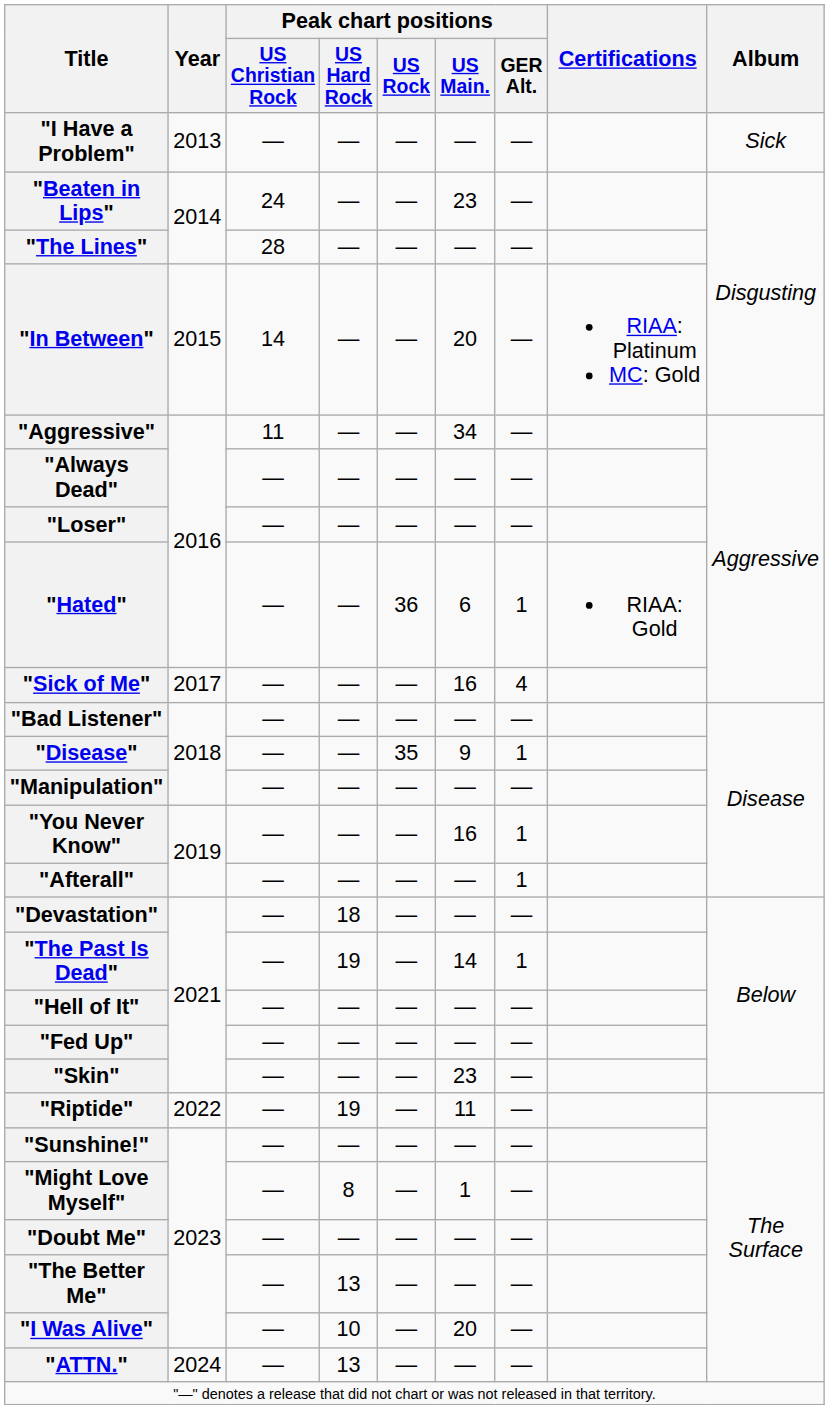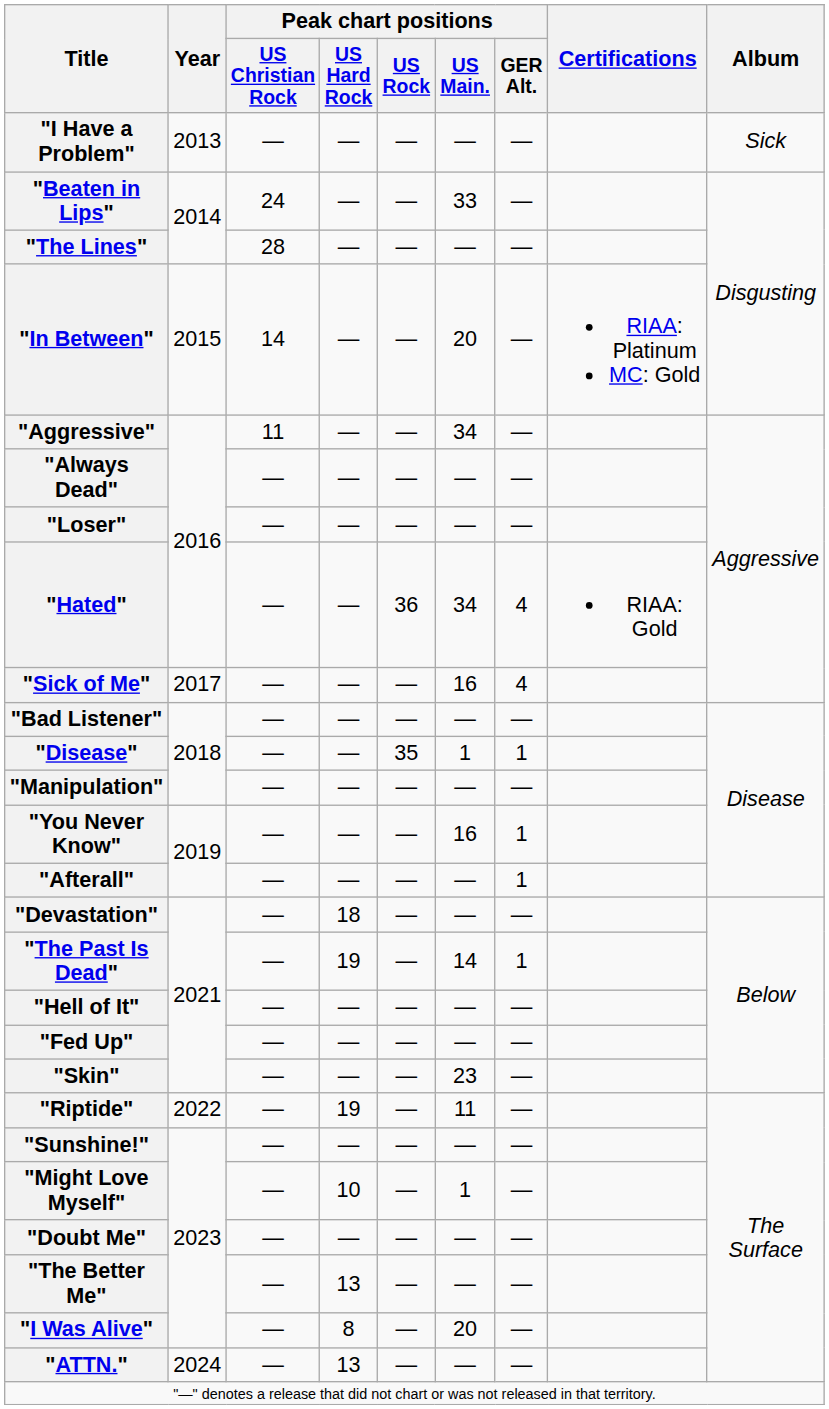(465, 200) 23 -> (465, 200) 33
(465, 604) 6 -> (465, 604) 34
(522, 604) 1 -> (522, 604) 4
(465, 753) 9 -> (465, 753) 1
(349, 1190) 8 -> (349, 1190) 10
(349, 1329) 10 -> (349, 1329) 8
